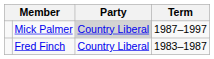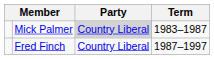(180, 29) 1987–1997 -> (180, 29) 1983–1987
(180, 46) 1983–1987 -> (180, 46) 1987–1997
